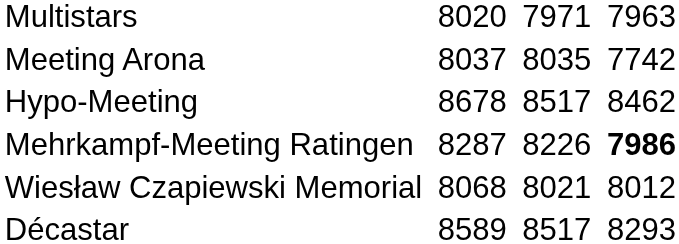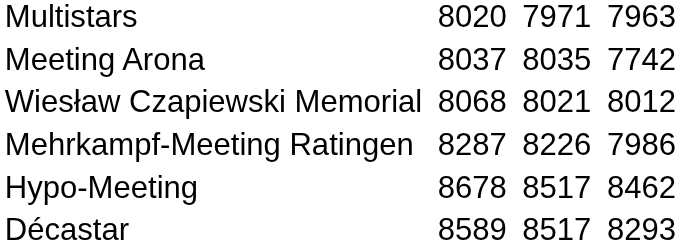rows swapped: (101, 102) <-> (214, 187)
(641, 144) bold -> (641, 144) normal
